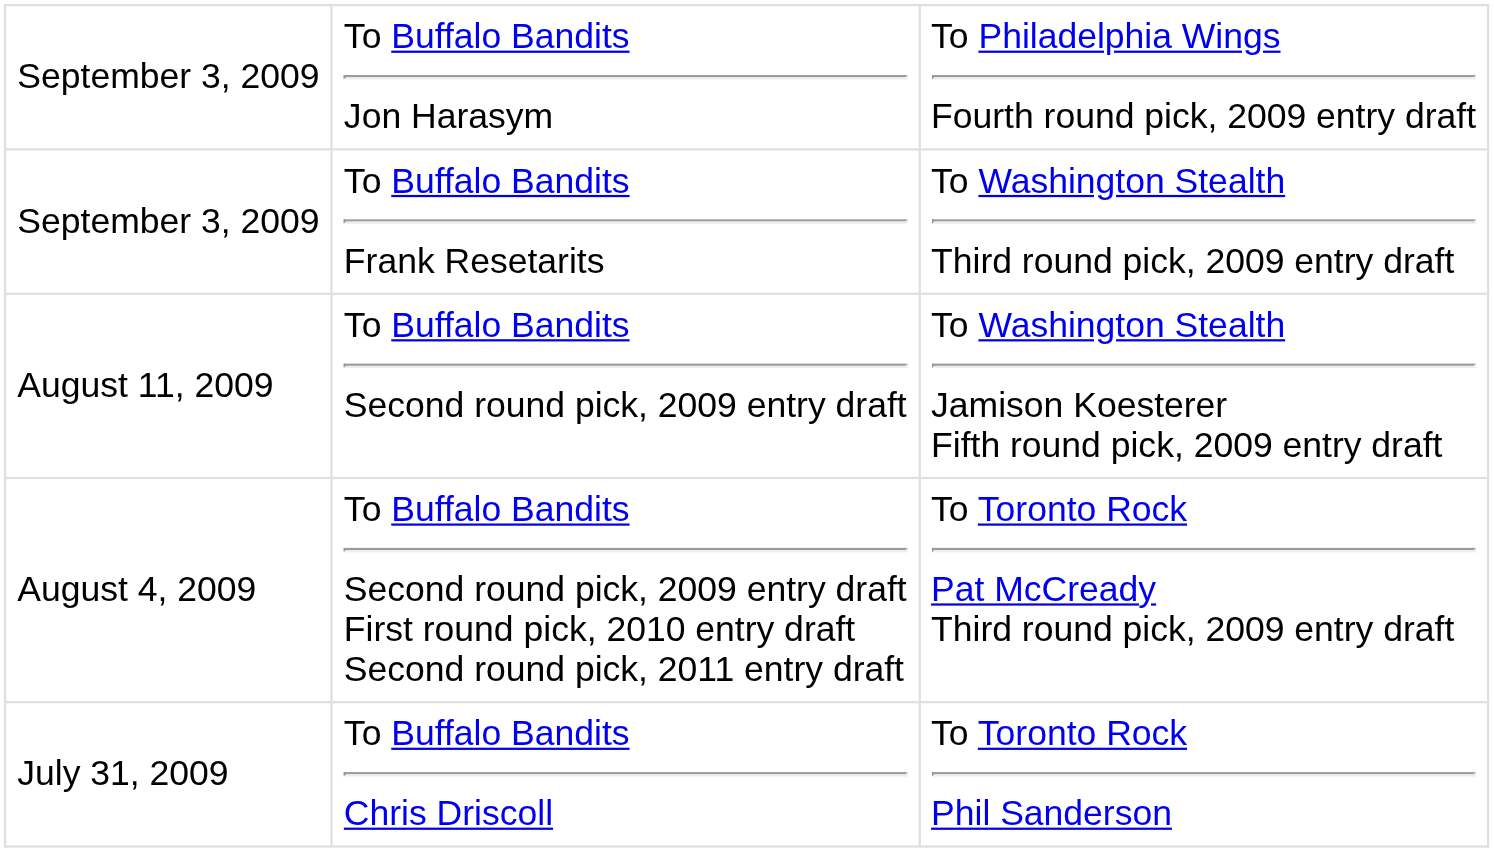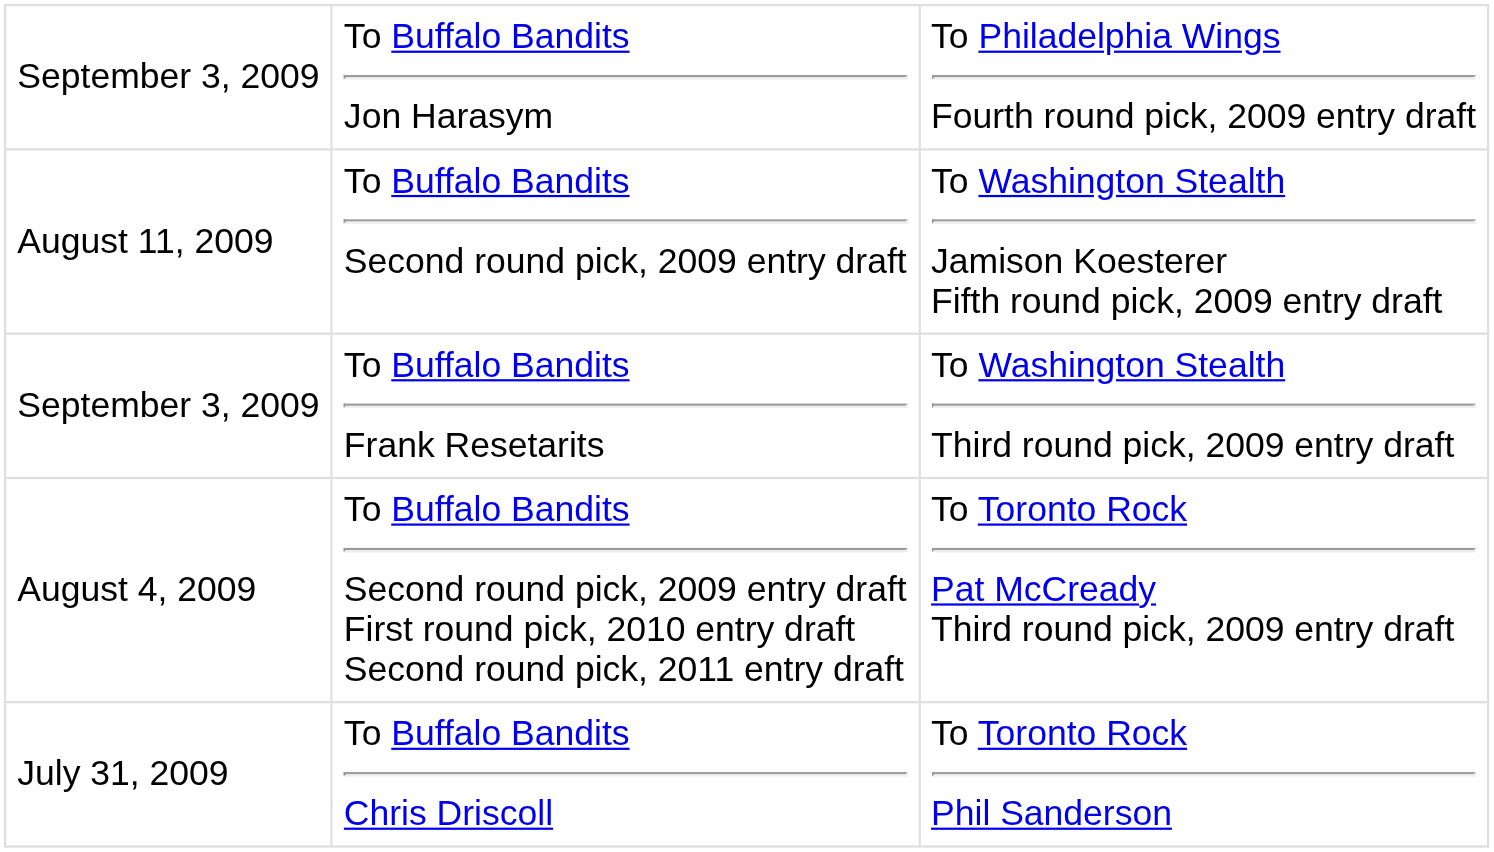rows swapped: (168, 220) <-> (145, 385)
